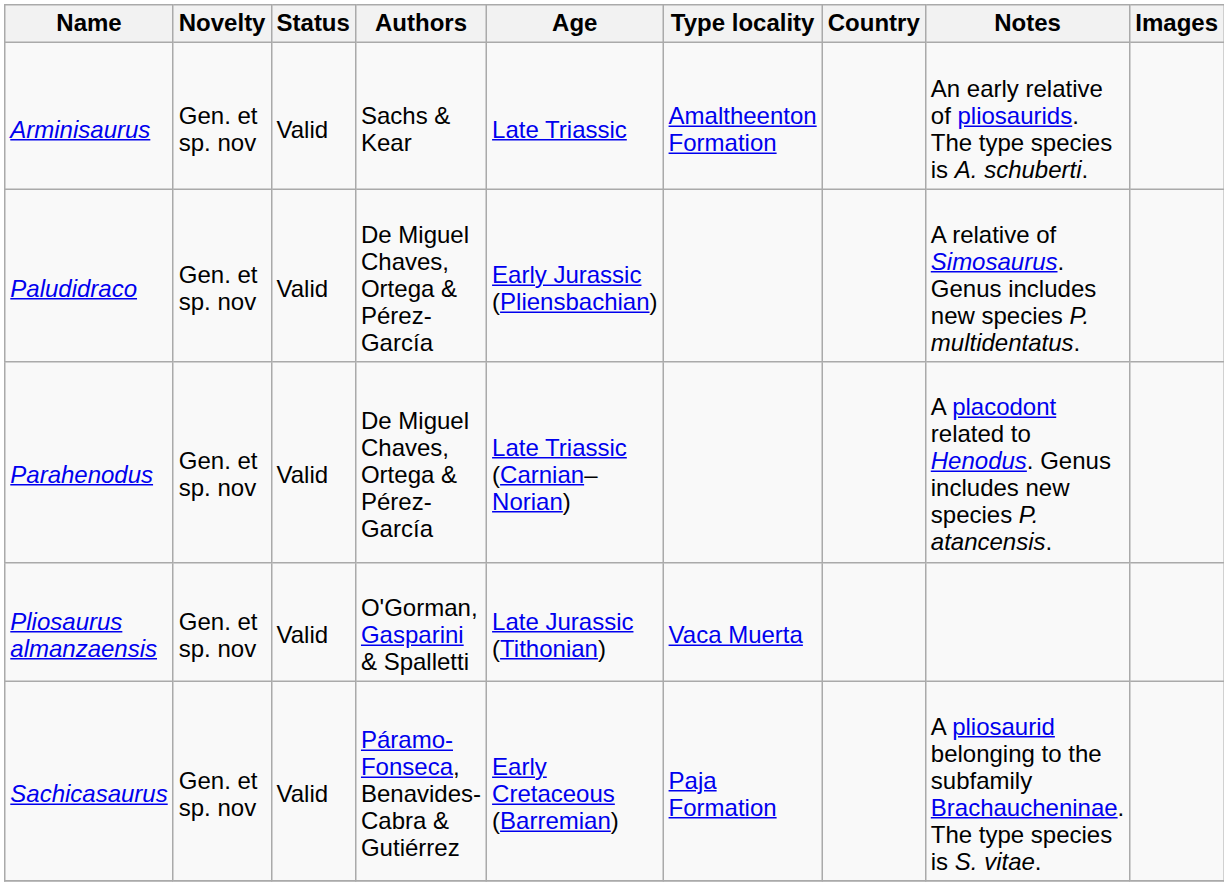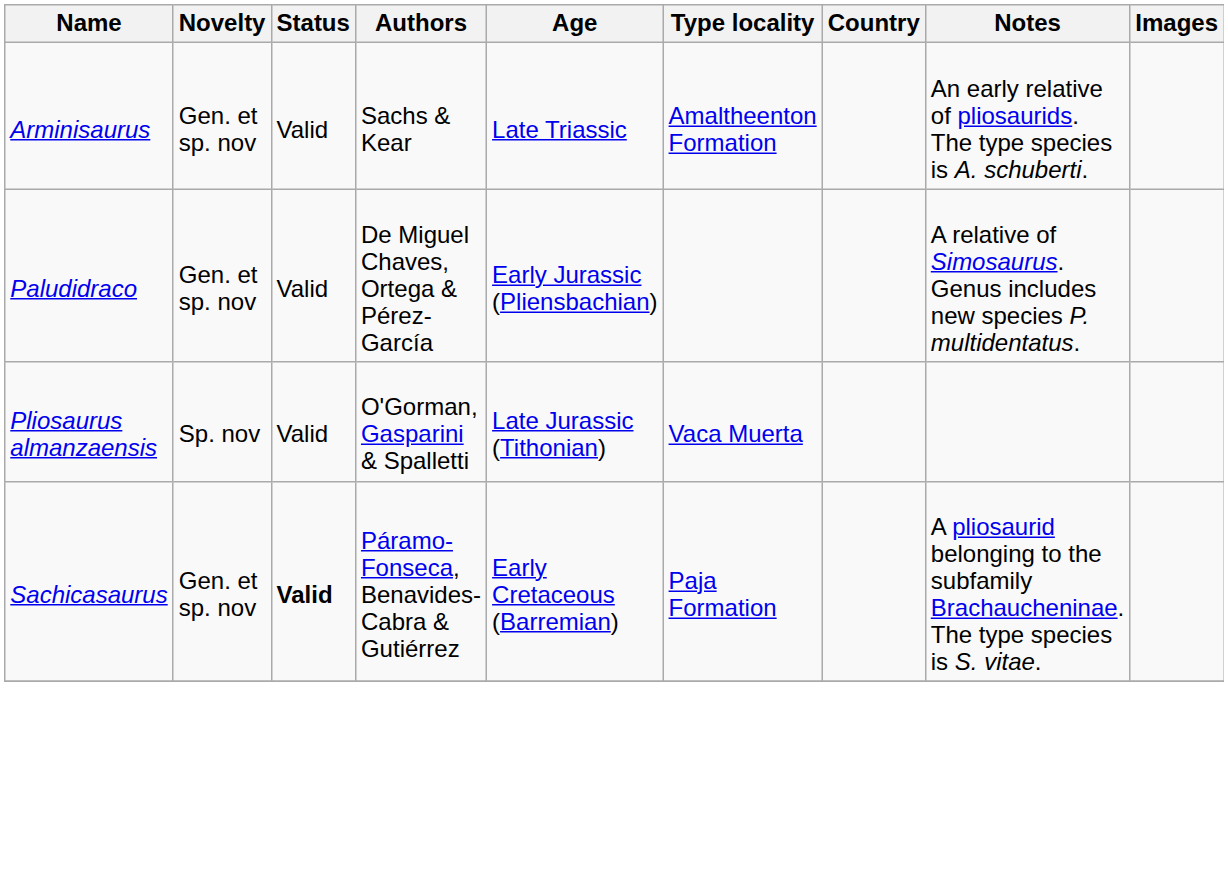- row: (82, 475)
(218, 634) Gen. et sp. nov -> (219, 434) Sp. nov
(302, 794) normal -> (305, 594) bold
